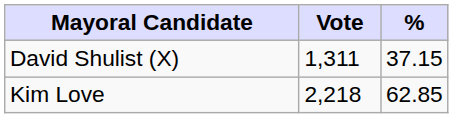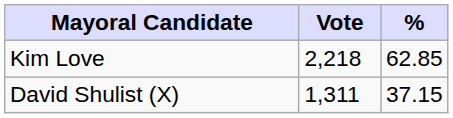rows swapped: (57, 94) <-> (95, 58)
